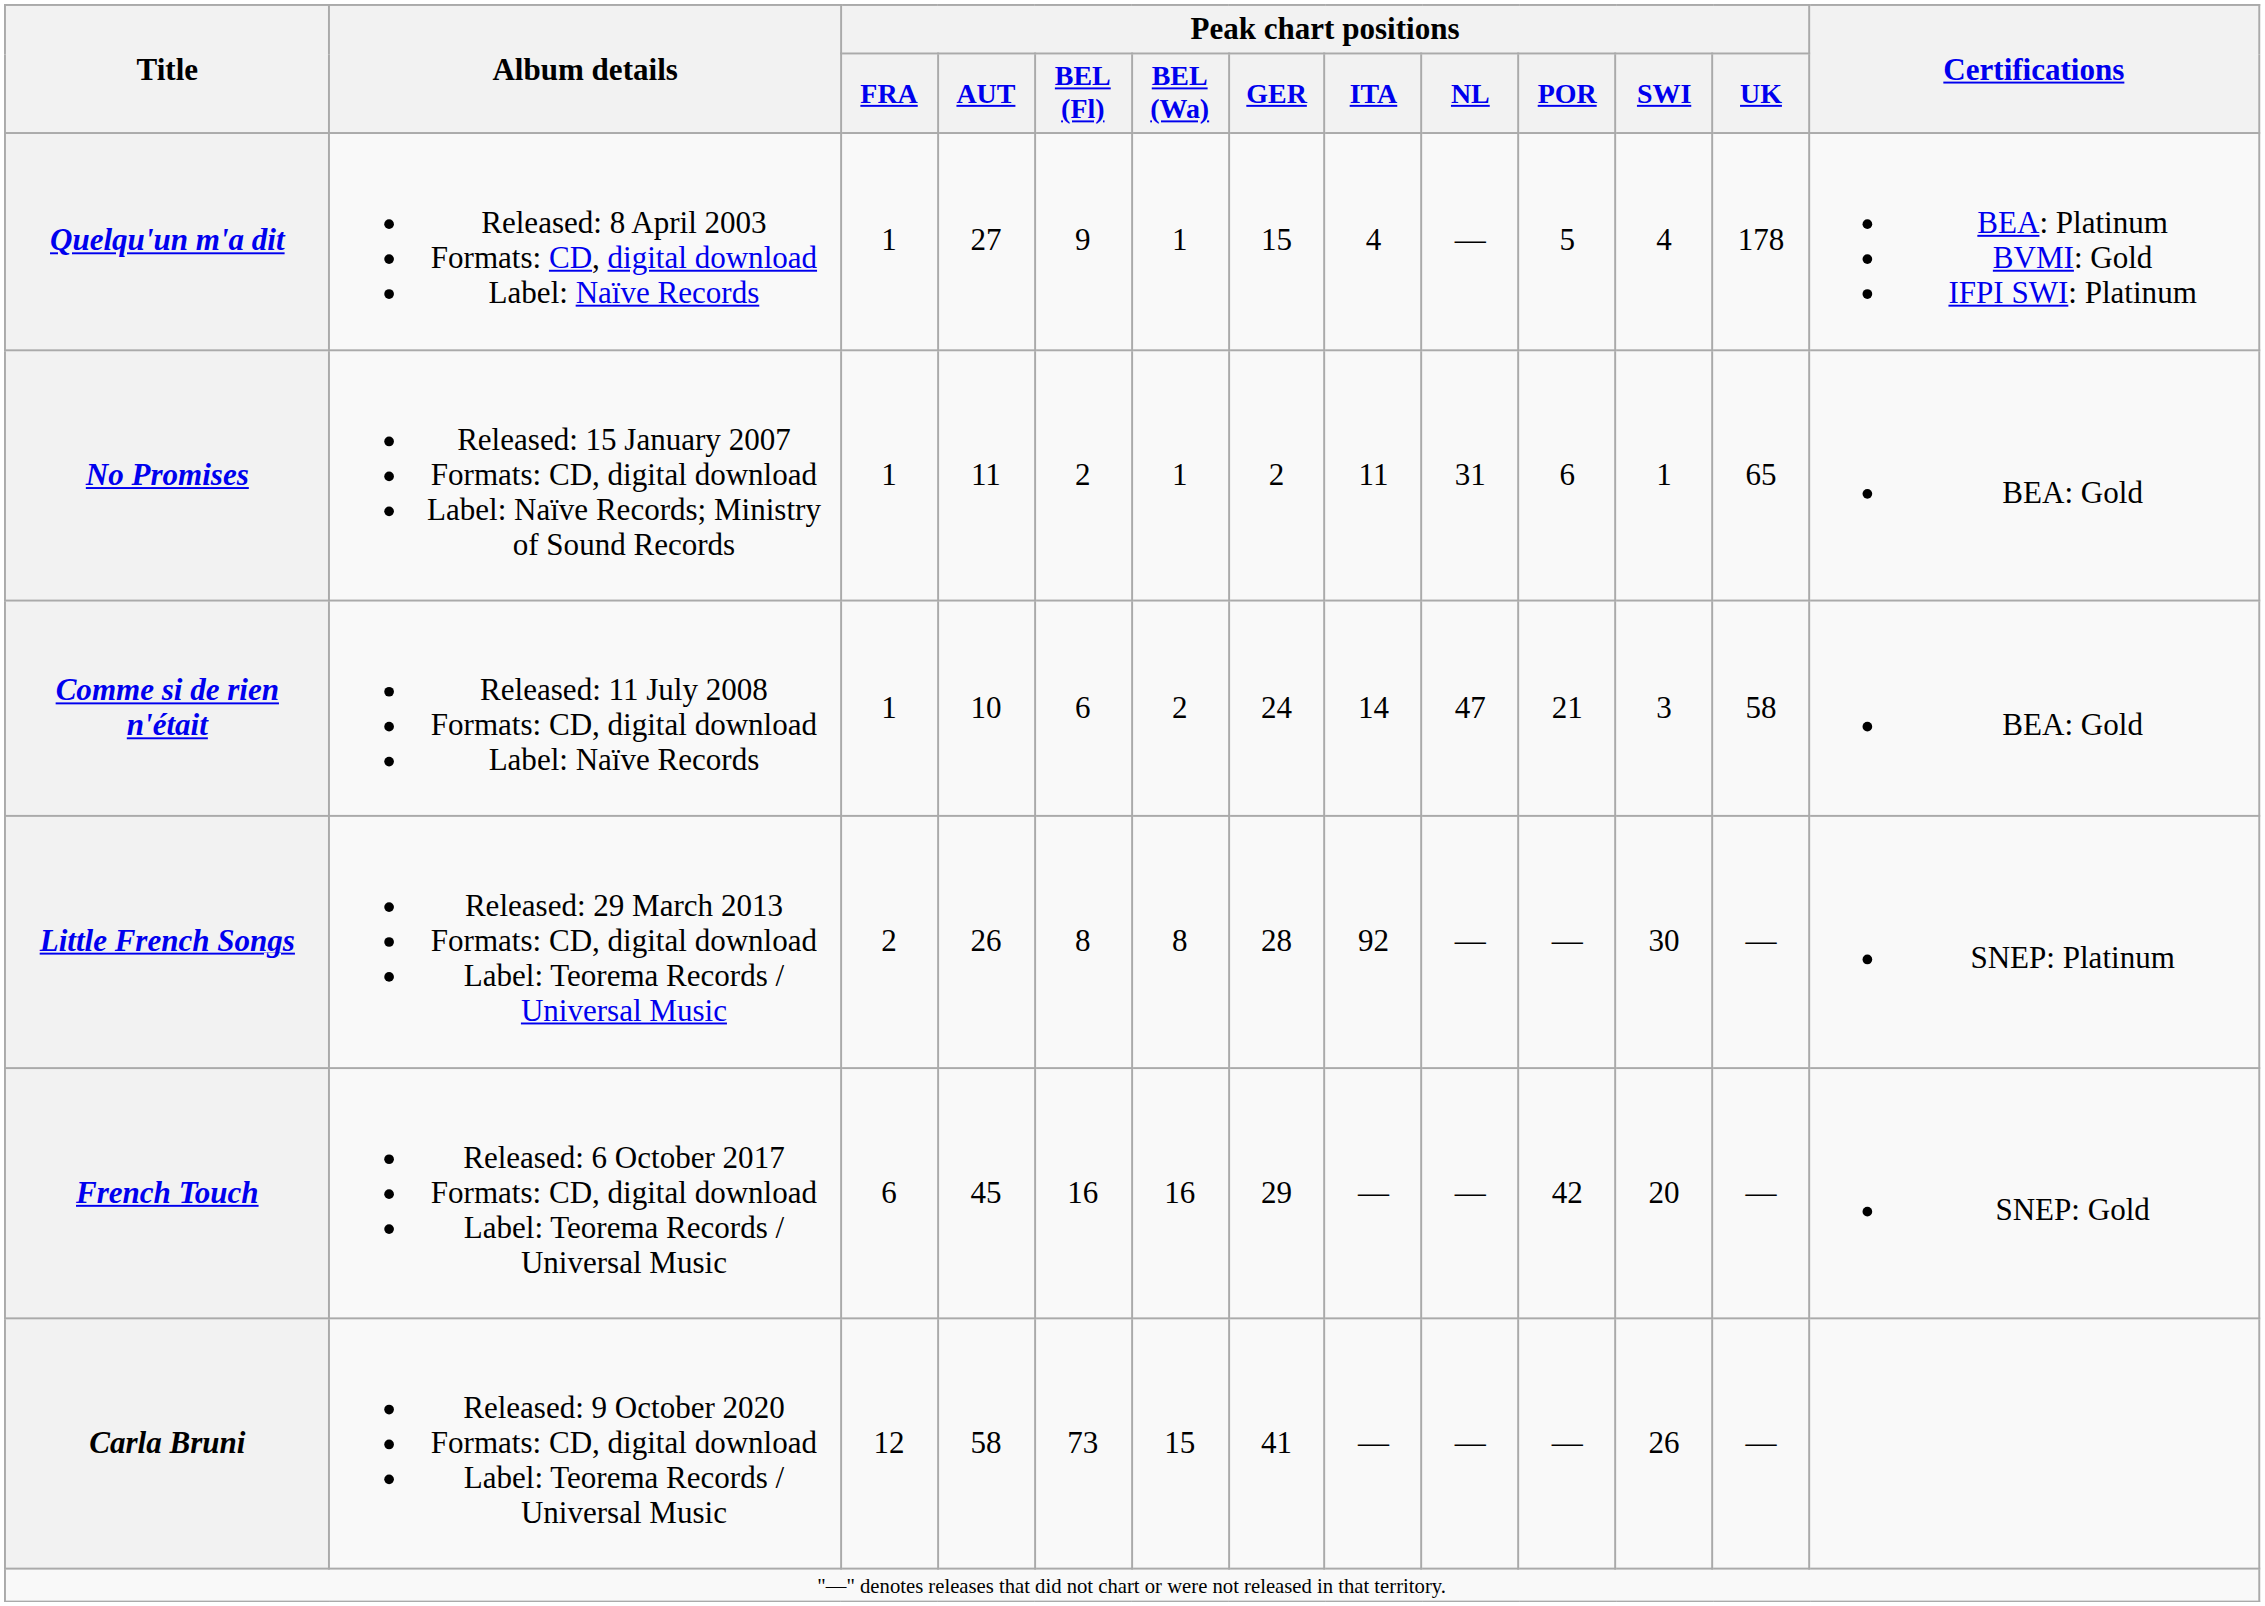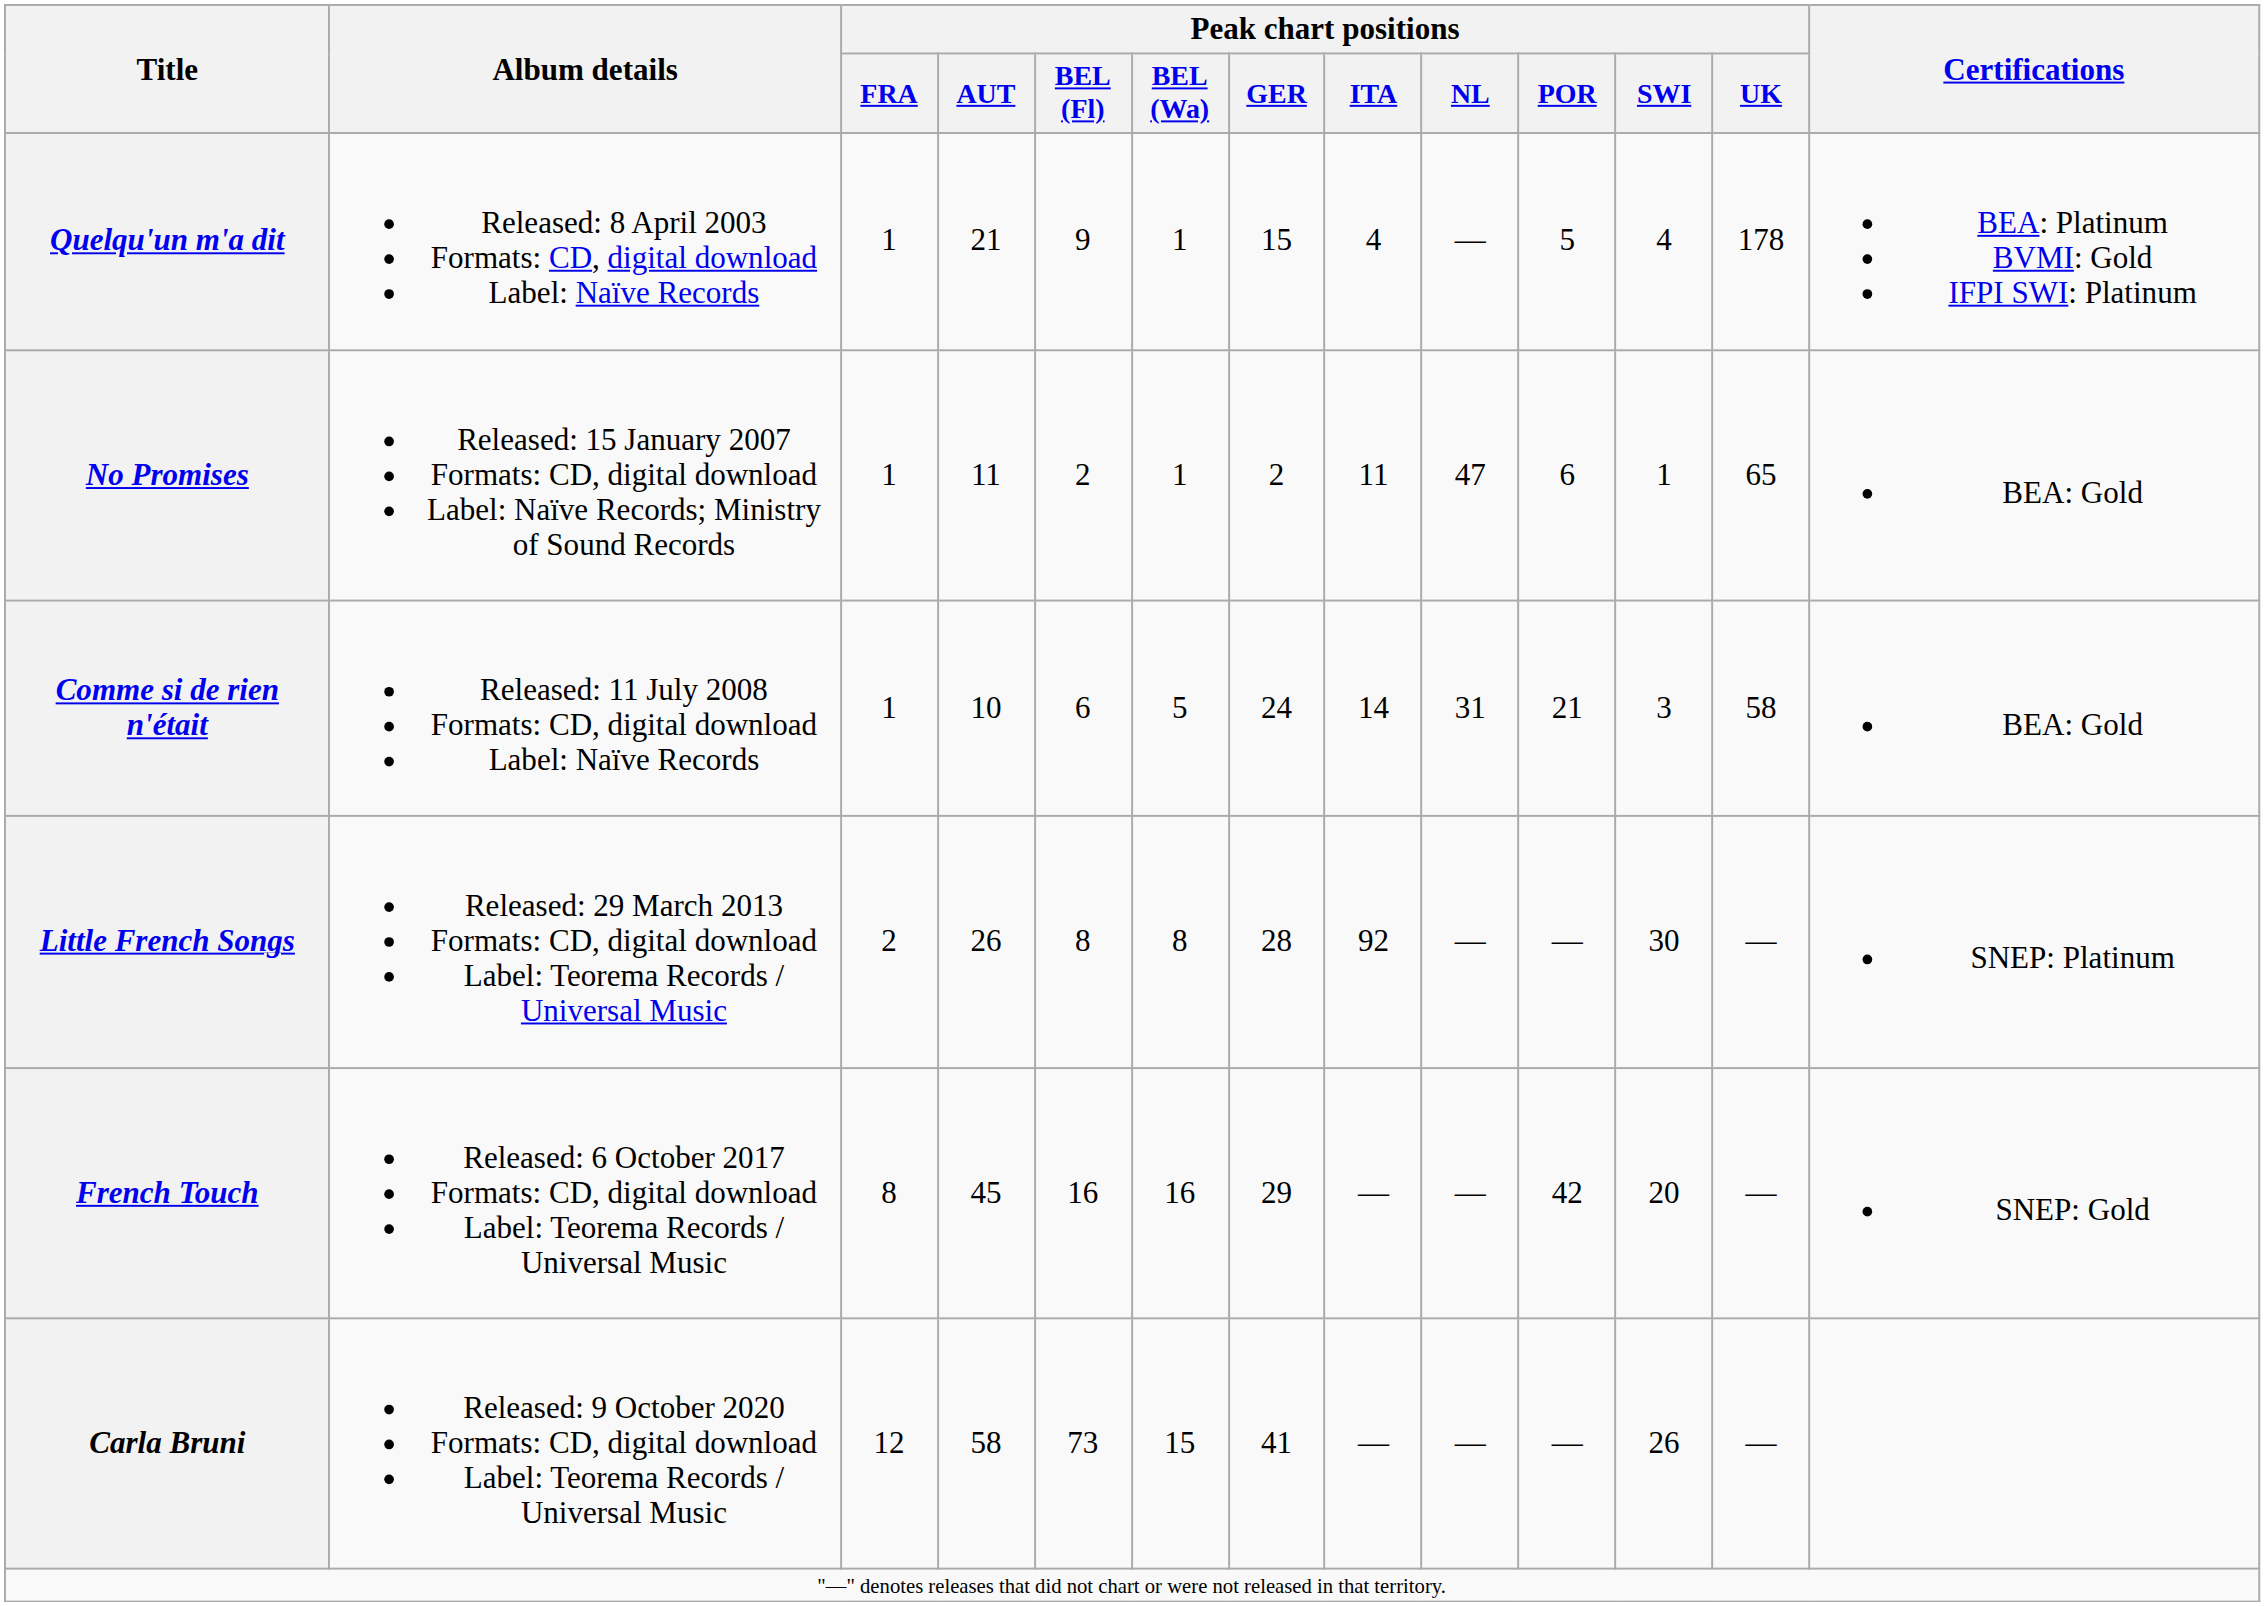(986, 240) 27 -> (986, 240) 21
(1470, 474) 31 -> (1470, 474) 47
(1180, 707) 2 -> (1180, 707) 5
(1470, 707) 47 -> (1470, 707) 31
(889, 1192) 6 -> (889, 1192) 8
